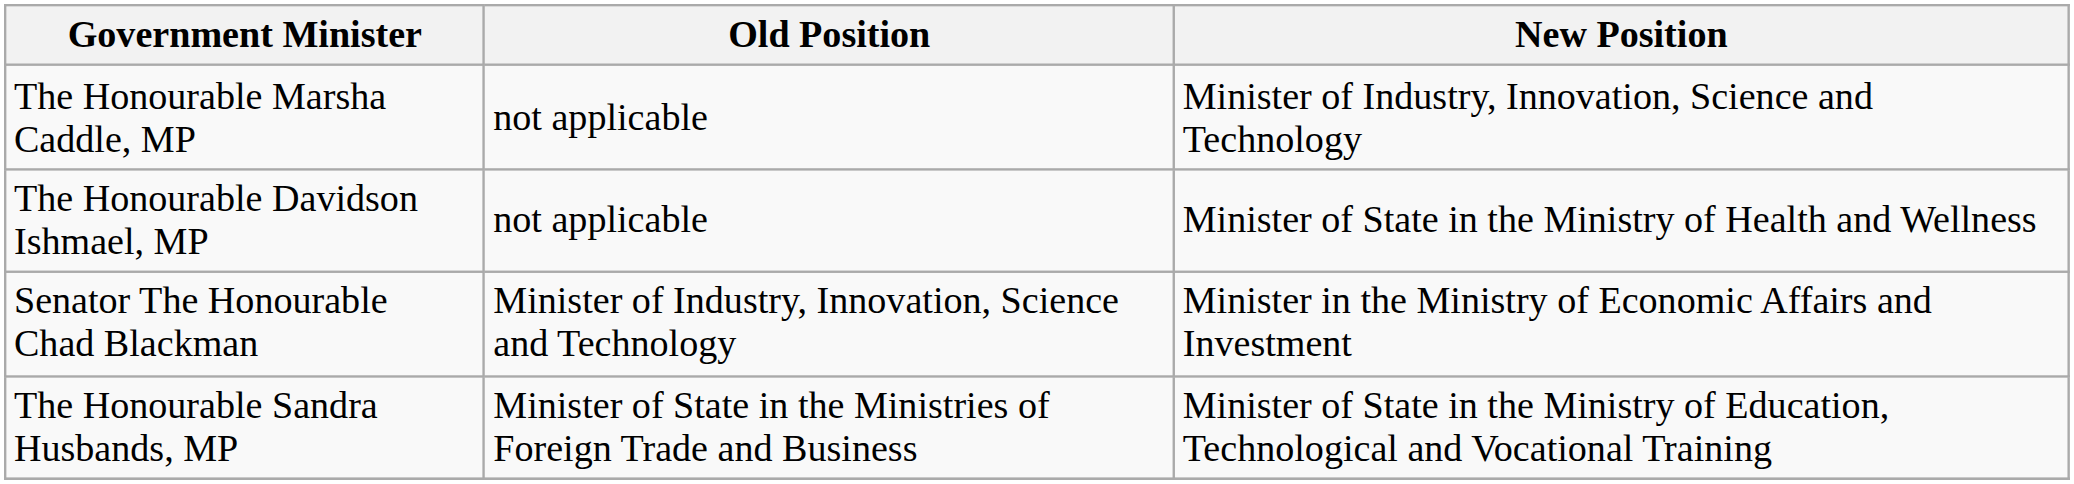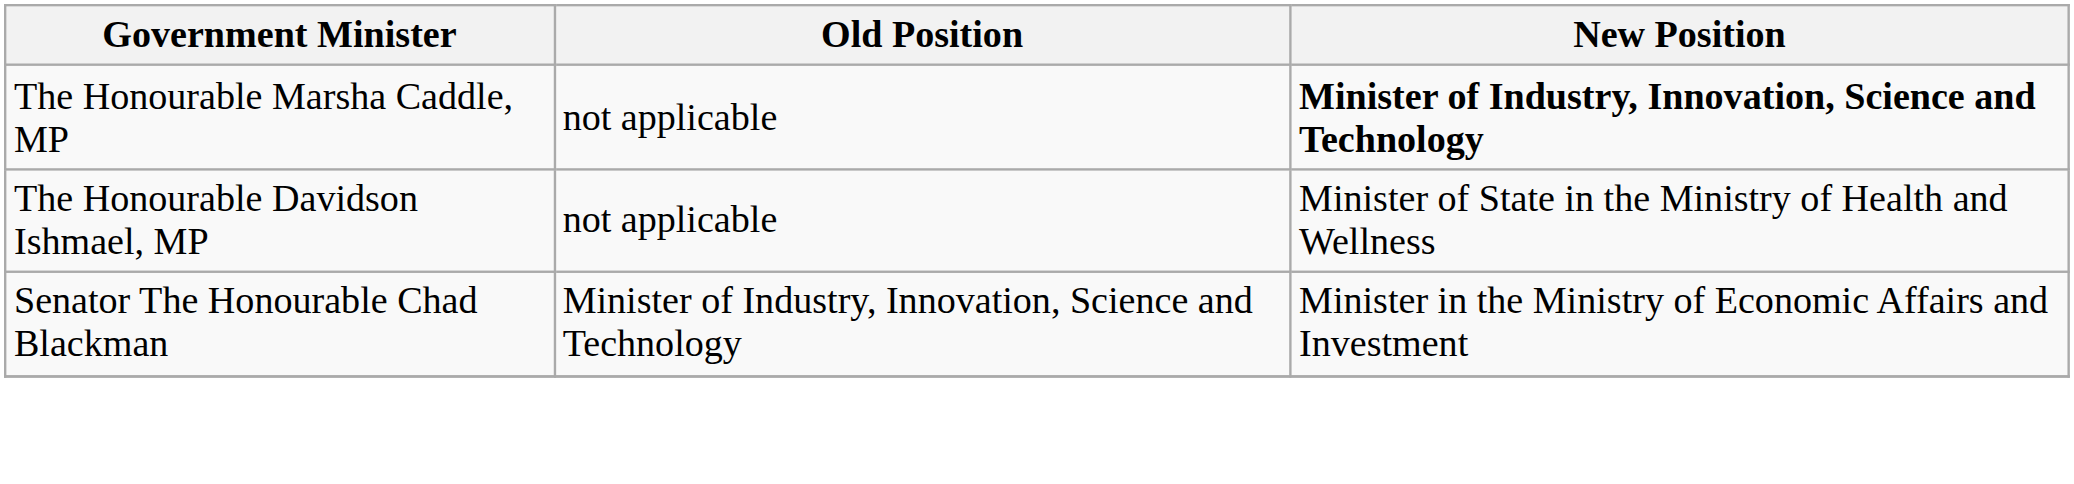(1528, 116) normal -> (1667, 116) bold
- row: (196, 426)
